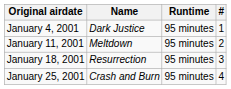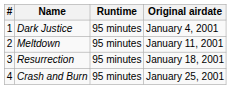columns swapped: (221, 12) <-> (46, 12)
